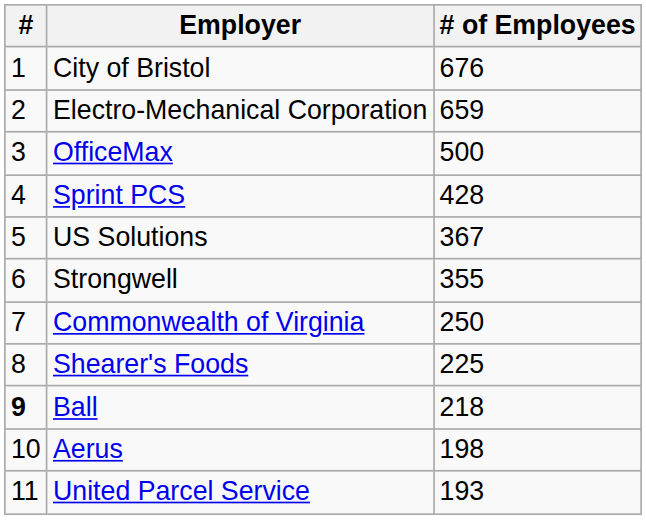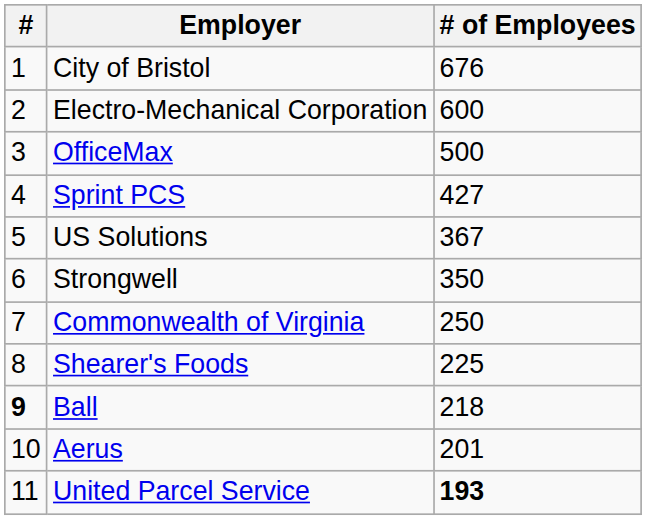(462, 110) 659 -> (462, 110) 600
(462, 195) 428 -> (462, 195) 427
(462, 279) 355 -> (462, 279) 350
(462, 449) 198 -> (462, 449) 201
(462, 491) normal -> (462, 491) bold
